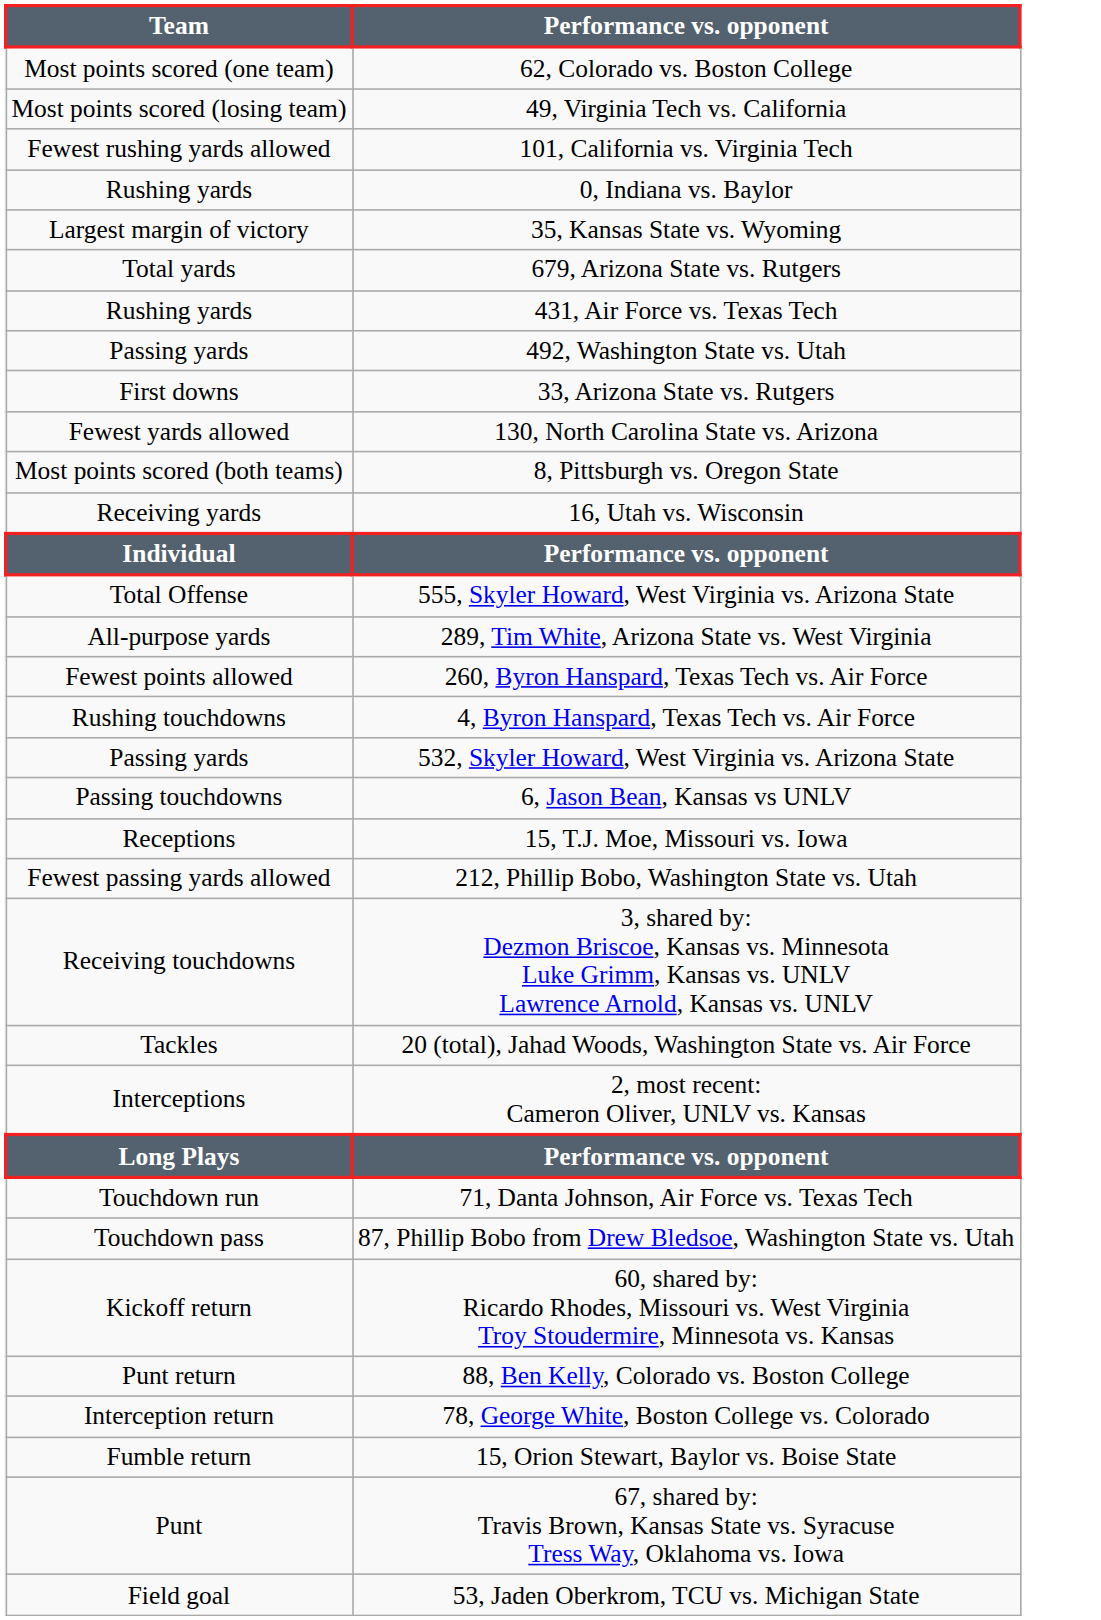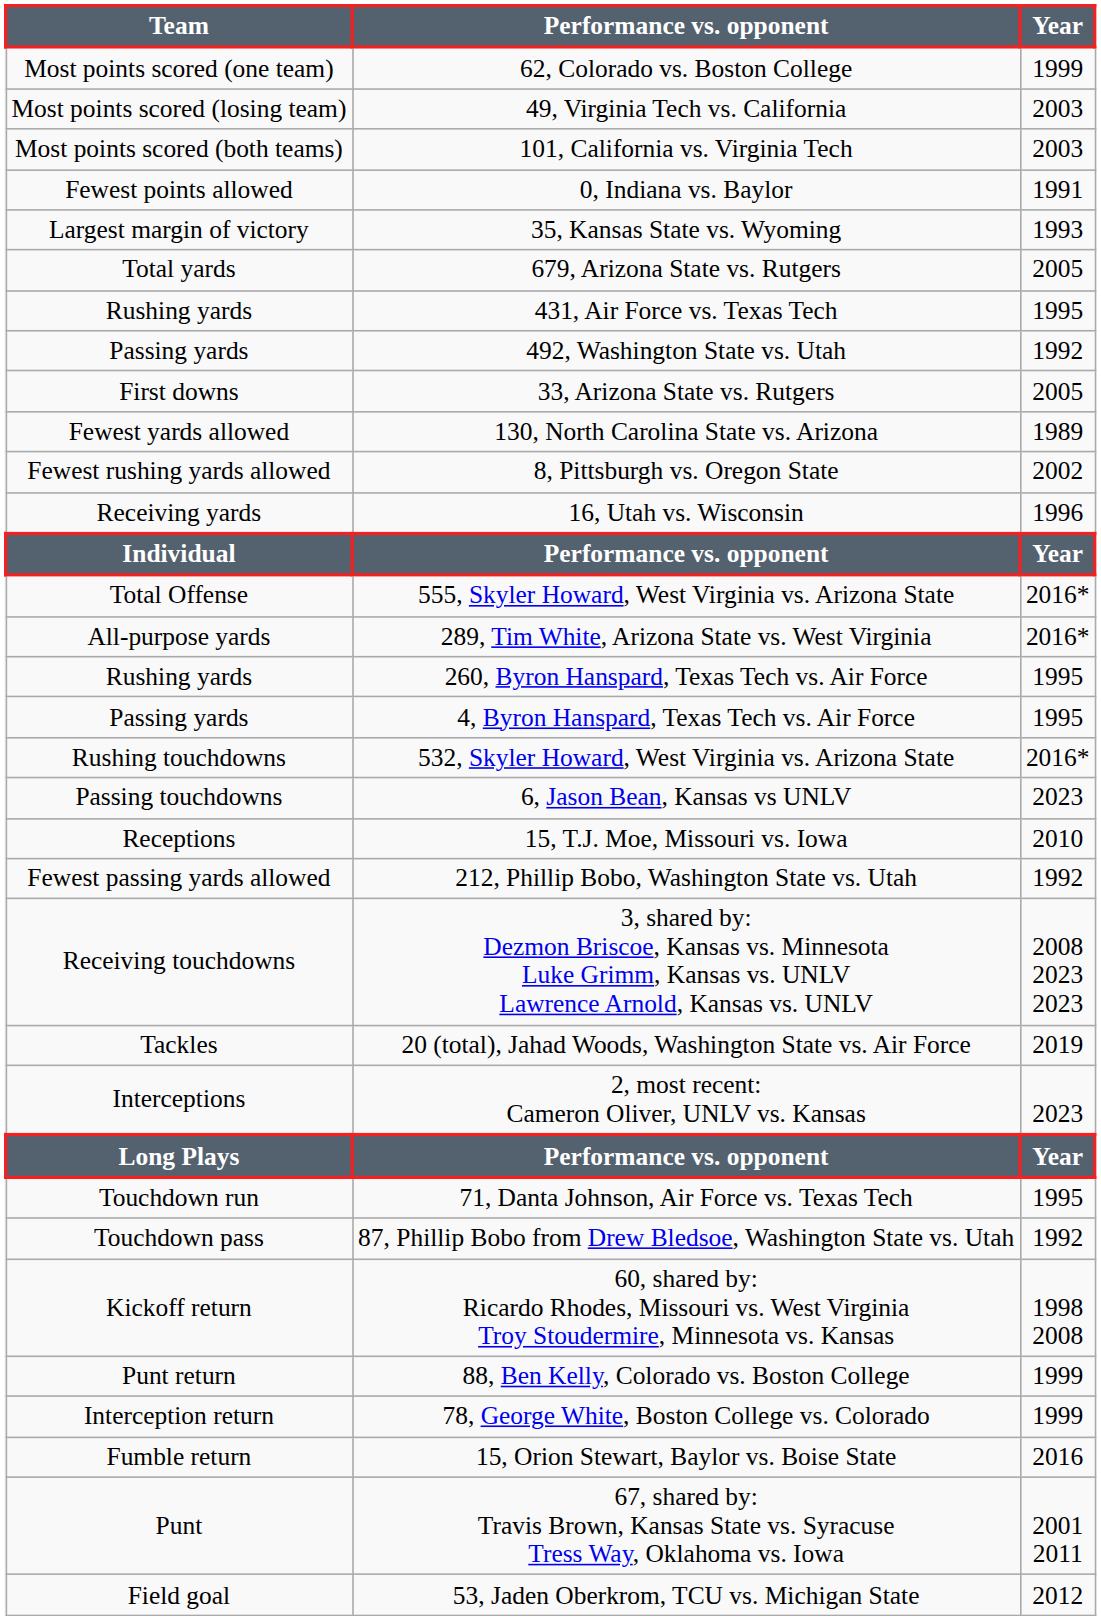+ column: (1058, 26)
(179, 148) Fewest rushing yards allowed -> (179, 148) Most points scored (both teams)
(179, 189) Rushing yards -> (179, 189) Fewest points allowed
(179, 471) Most points scored (both teams) -> (179, 471) Fewest rushing yards allowed
(179, 676) Fewest points allowed -> (179, 676) Rushing yards
(179, 716) Rushing touchdowns -> (179, 716) Passing yards
(179, 757) Passing yards -> (179, 757) Rushing touchdowns
